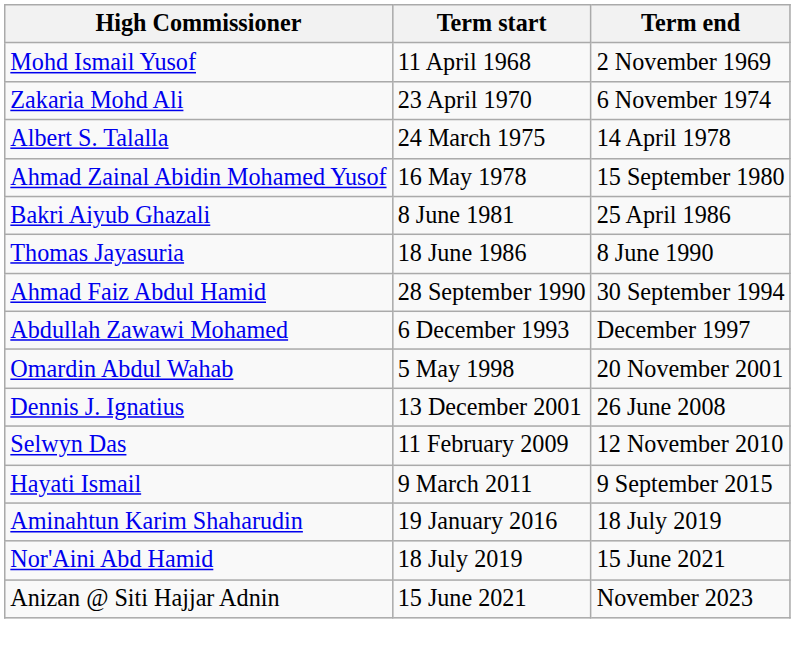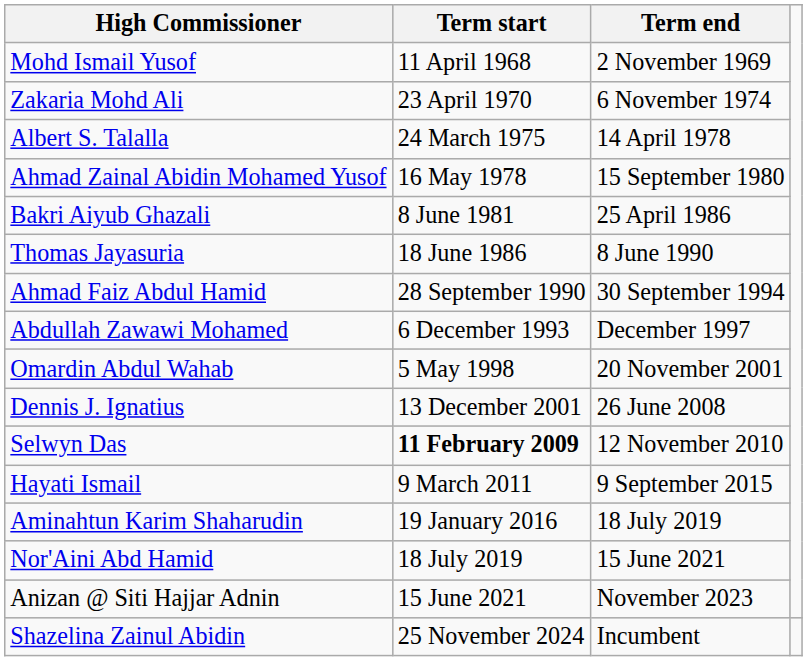(483, 445) normal -> (488, 445) bold
+ row: (128, 636)
